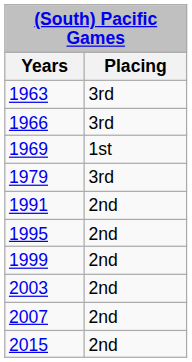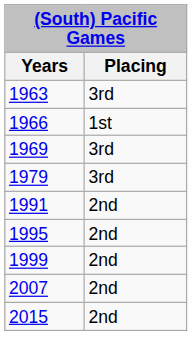(101, 122) 3rd -> (100, 122) 1st
(100, 150) 1st -> (101, 150) 3rd
- row: (28, 288)
